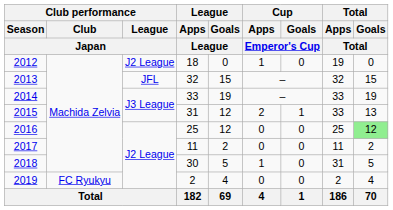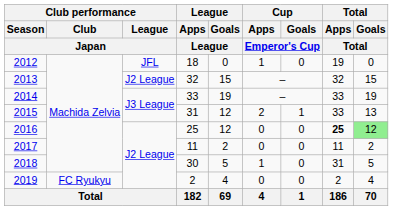(150, 63) J2 League -> (150, 63) JFL
(150, 79) JFL -> (150, 79) J2 League
(338, 130) normal -> (338, 130) bold
